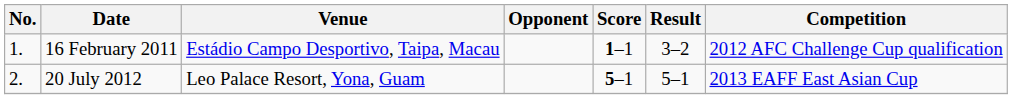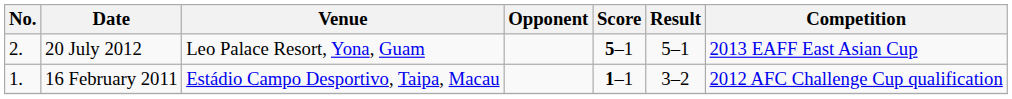rows swapped: (111, 49) <-> (93, 78)
